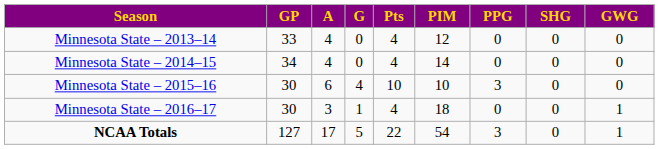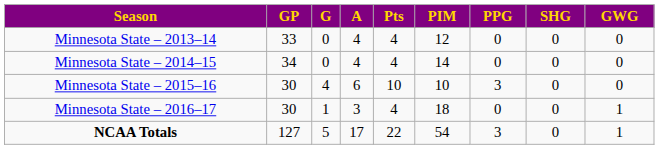columns swapped: (359, 16) <-> (328, 16)
